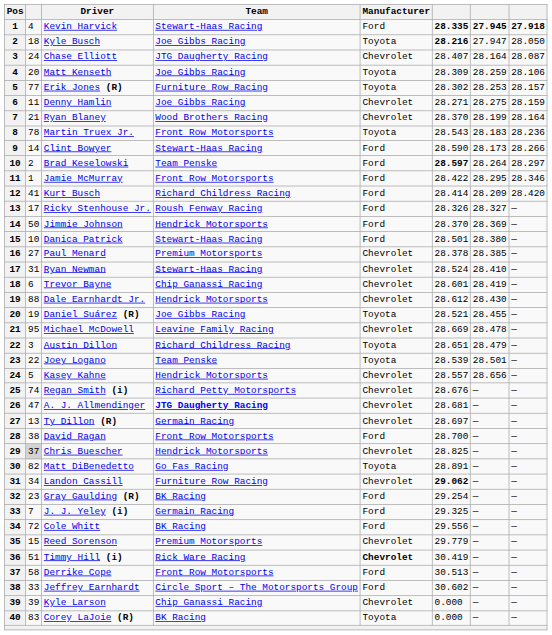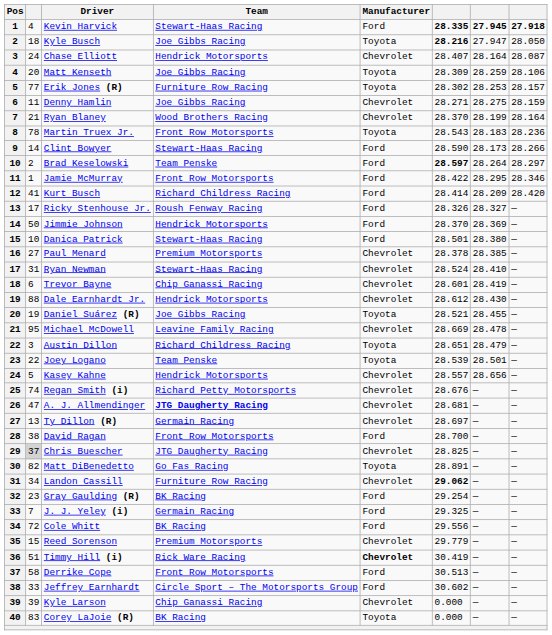(212, 58) JTG Daugherty Racing -> (212, 58) Hendrick Motorsports
(212, 452) Hendrick Motorsports -> (212, 452) JTG Daugherty Racing
